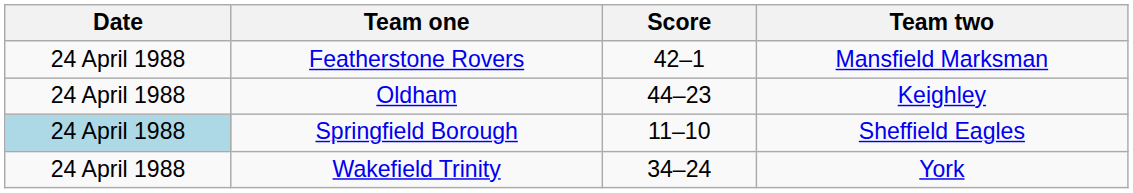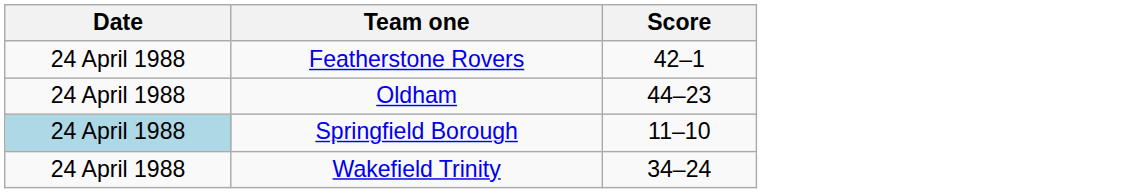- column: (942, 22)
